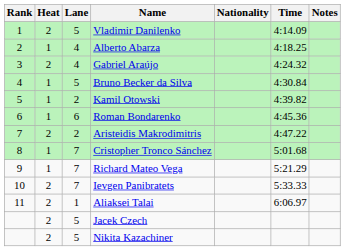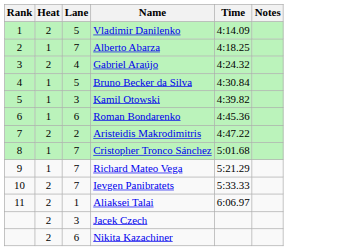- column: (243, 13)
(76, 47) 4 -> (76, 47) 7
(76, 99) 2 -> (76, 99) 3
(76, 220) 5 -> (76, 220) 3
(76, 237) 5 -> (76, 237) 6
